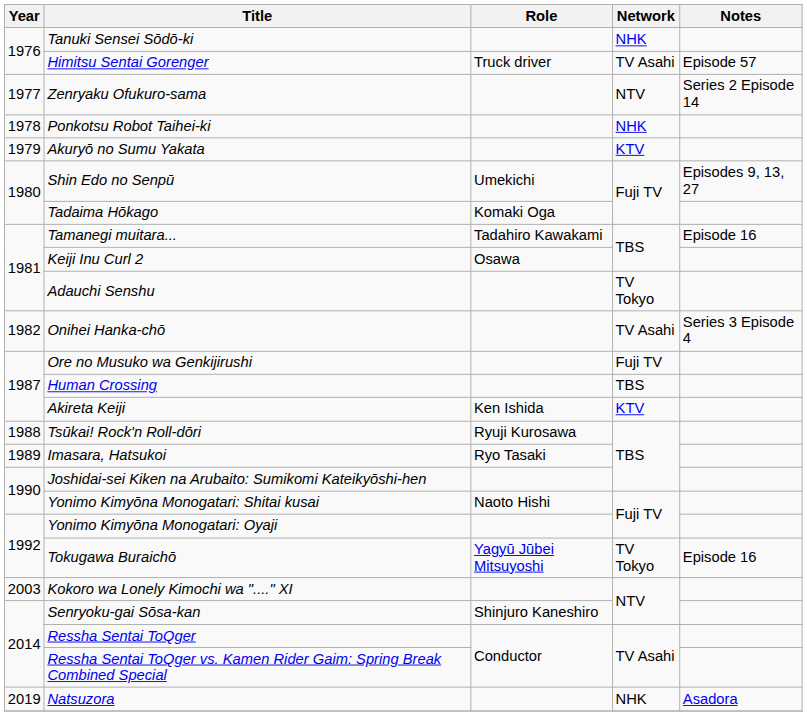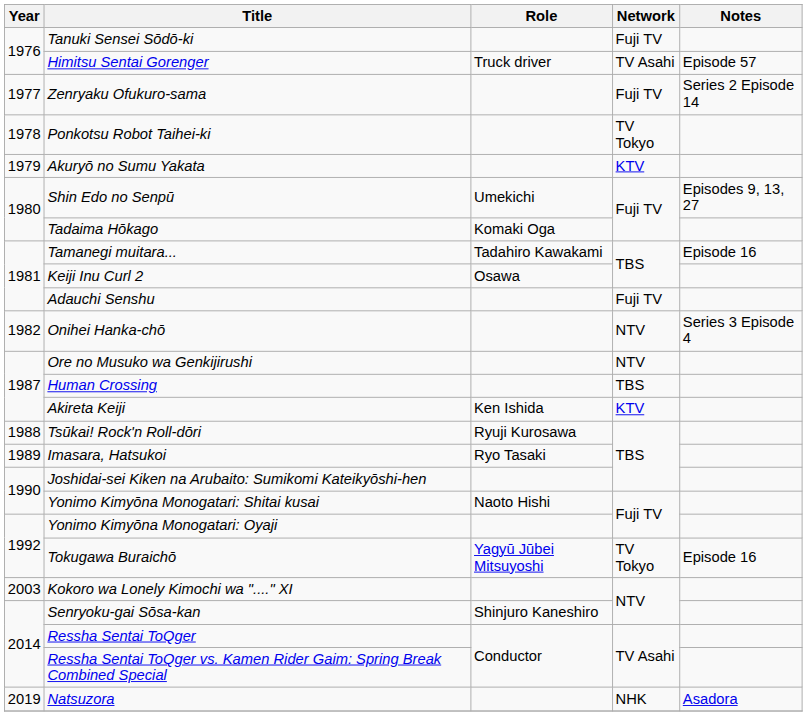(631, 39) NHK -> (639, 39) Fuji TV
(630, 94) NTV -> (639, 94) Fuji TV
(631, 126) NHK -> (635, 134) TV Tokyo
(635, 291) TV Tokyo -> (639, 299) Fuji TV
(645, 330) TV Asahi -> (630, 330) NTV
(639, 362) Fuji TV -> (630, 362) NTV
